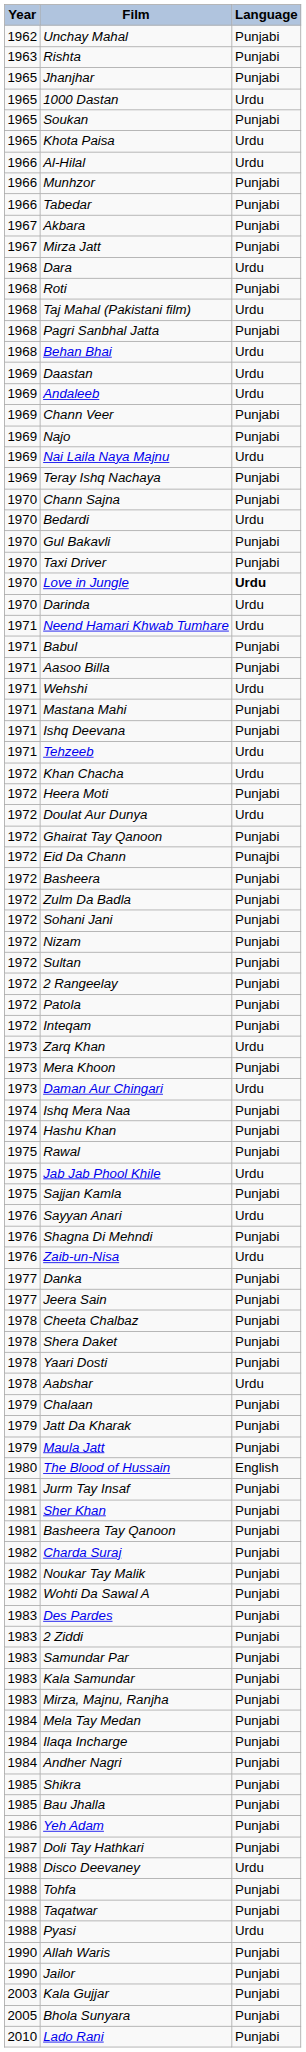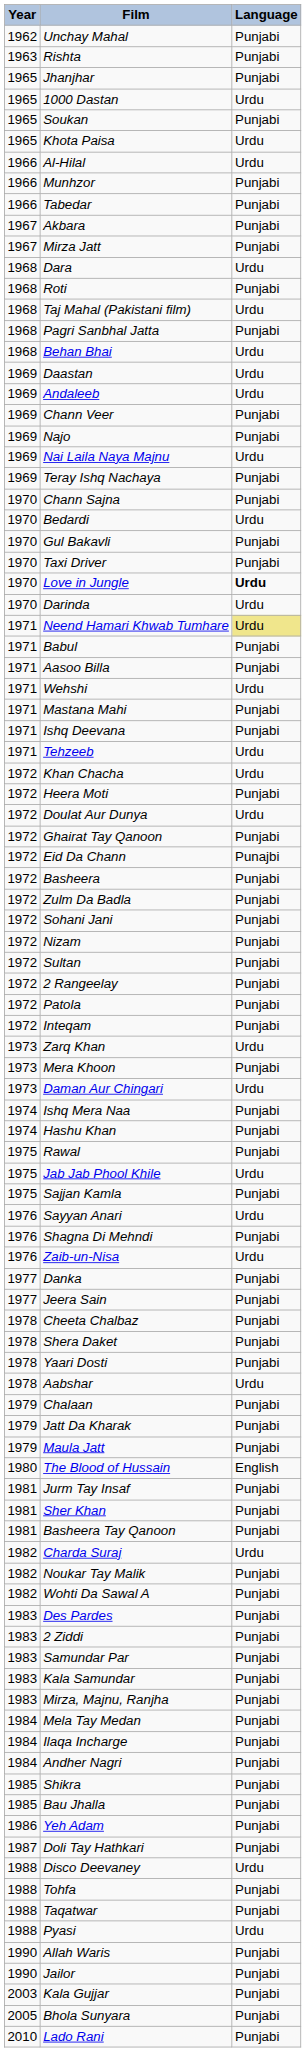(249, 625) no background -> (249, 625) khaki background
(257, 1552) Punjabi -> (249, 1552) Urdu
